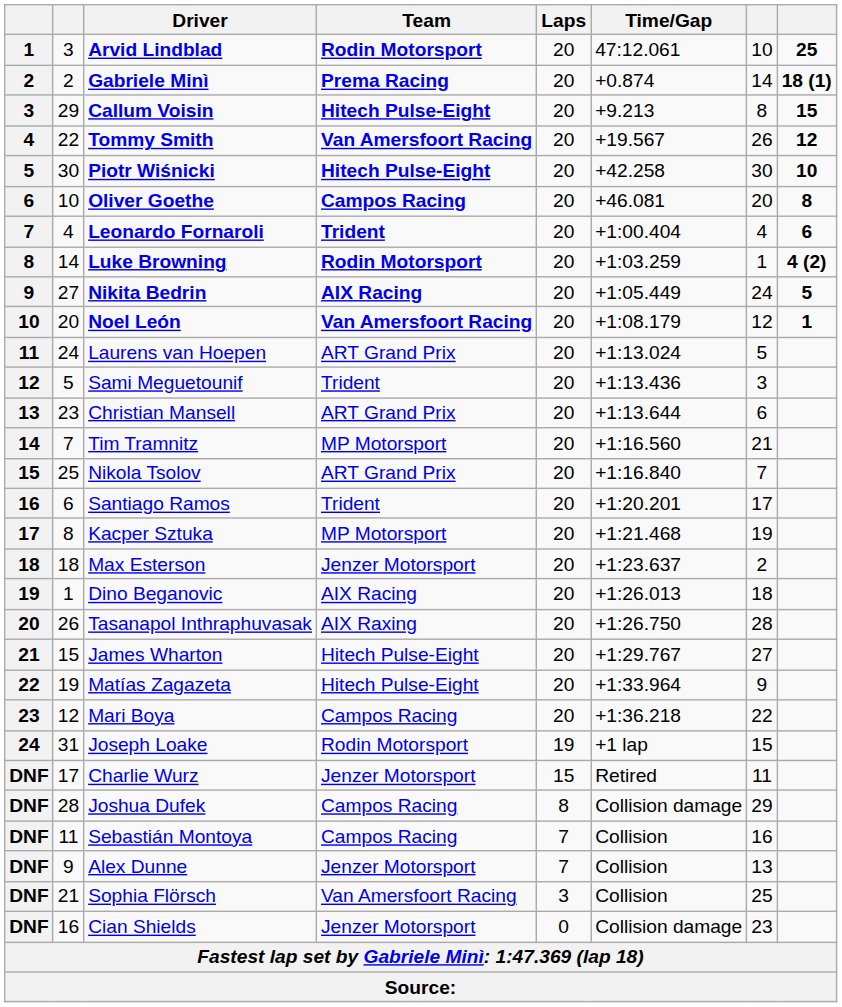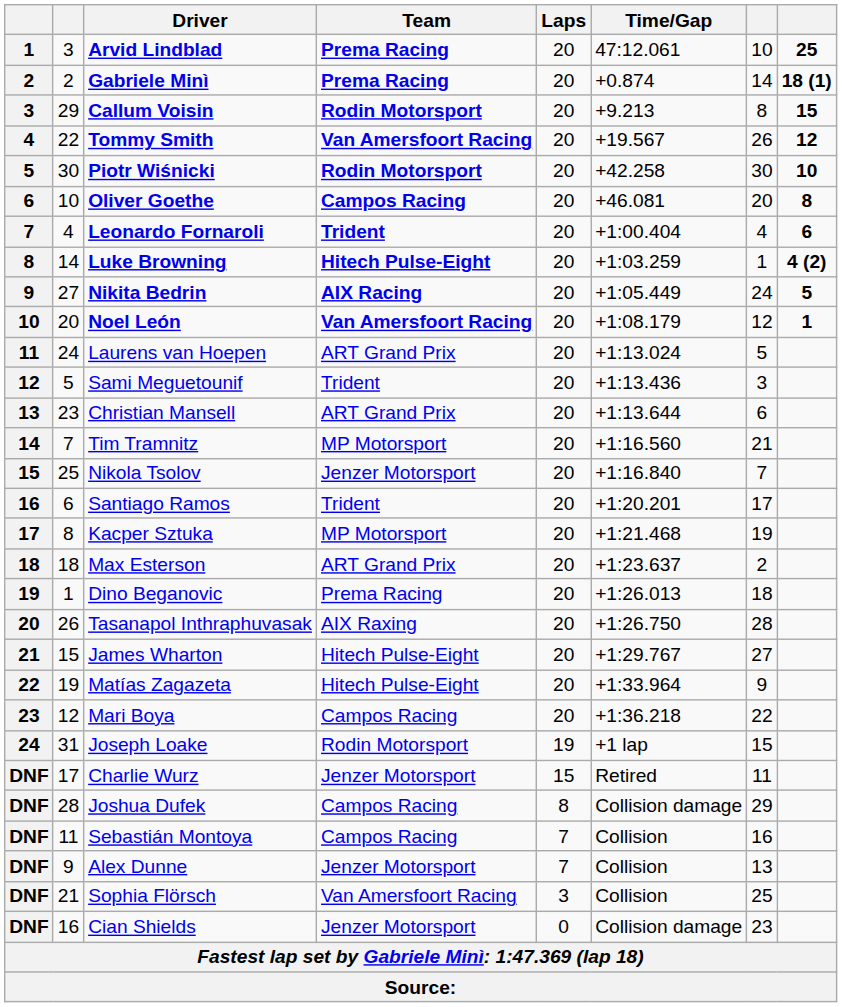(401, 50) Rodin Motorsport -> (385, 50) Prema Racing
(406, 110) Hitech Pulse-Eight -> (401, 110) Rodin Motorsport
(406, 171) Hitech Pulse-Eight -> (401, 171) Rodin Motorsport
(401, 261) Rodin Motorsport -> (406, 261) Hitech Pulse-Eight
(388, 473) ART Grand Prix -> (398, 473) Jenzer Motorsport
(398, 563) Jenzer Motorsport -> (388, 563) ART Grand Prix
(369, 594) AIX Racing -> (382, 594) Prema Racing
